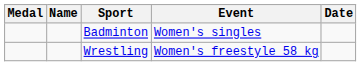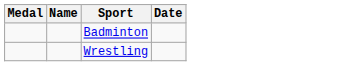- column: (236, 14)
